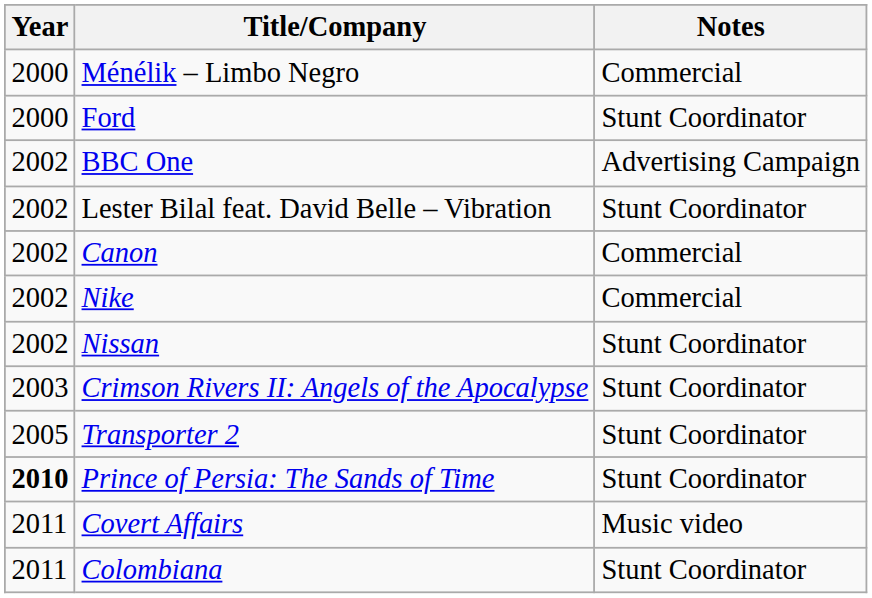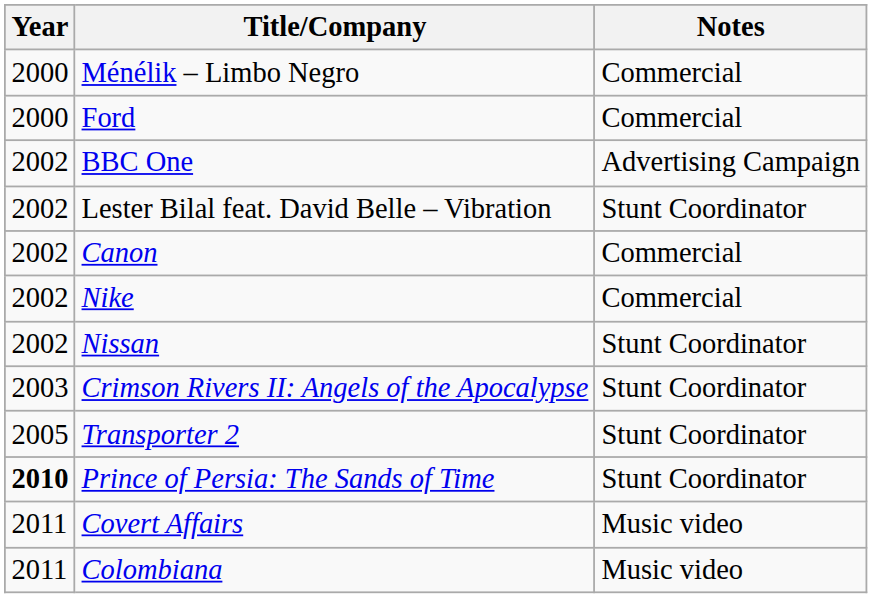(704, 117) Stunt Coordinator -> (672, 117) Commercial
(704, 569) Stunt Coordinator -> (672, 569) Music video
